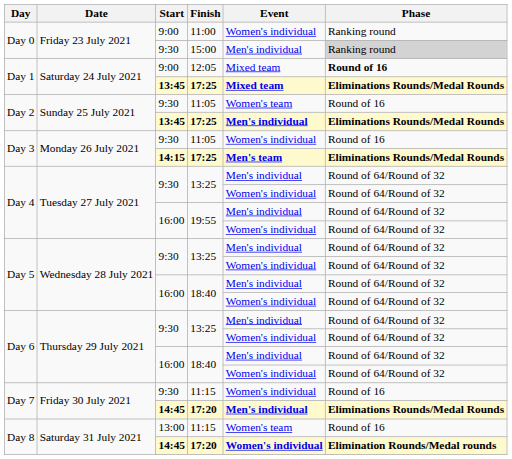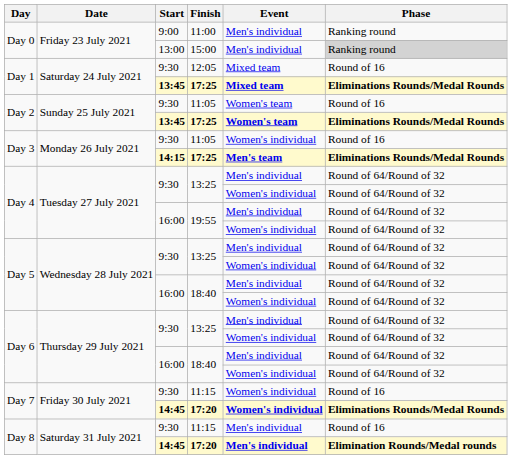(271, 31) Women's individual -> (264, 31) Men's individual
(169, 49) 9:30 -> (171, 49) 13:00
(169, 67) 9:00 -> (169, 67) 9:30
(358, 67) bold -> (356, 67) normal
(267, 121) Men's individual -> (262, 121) Women's team
(267, 409) Men's individual -> (274, 409) Women's individual
(171, 427) 13:00 -> (169, 427) 9:30
(259, 427) Women's team -> (264, 427) Men's individual
(274, 445) Women's individual -> (267, 445) Men's individual
